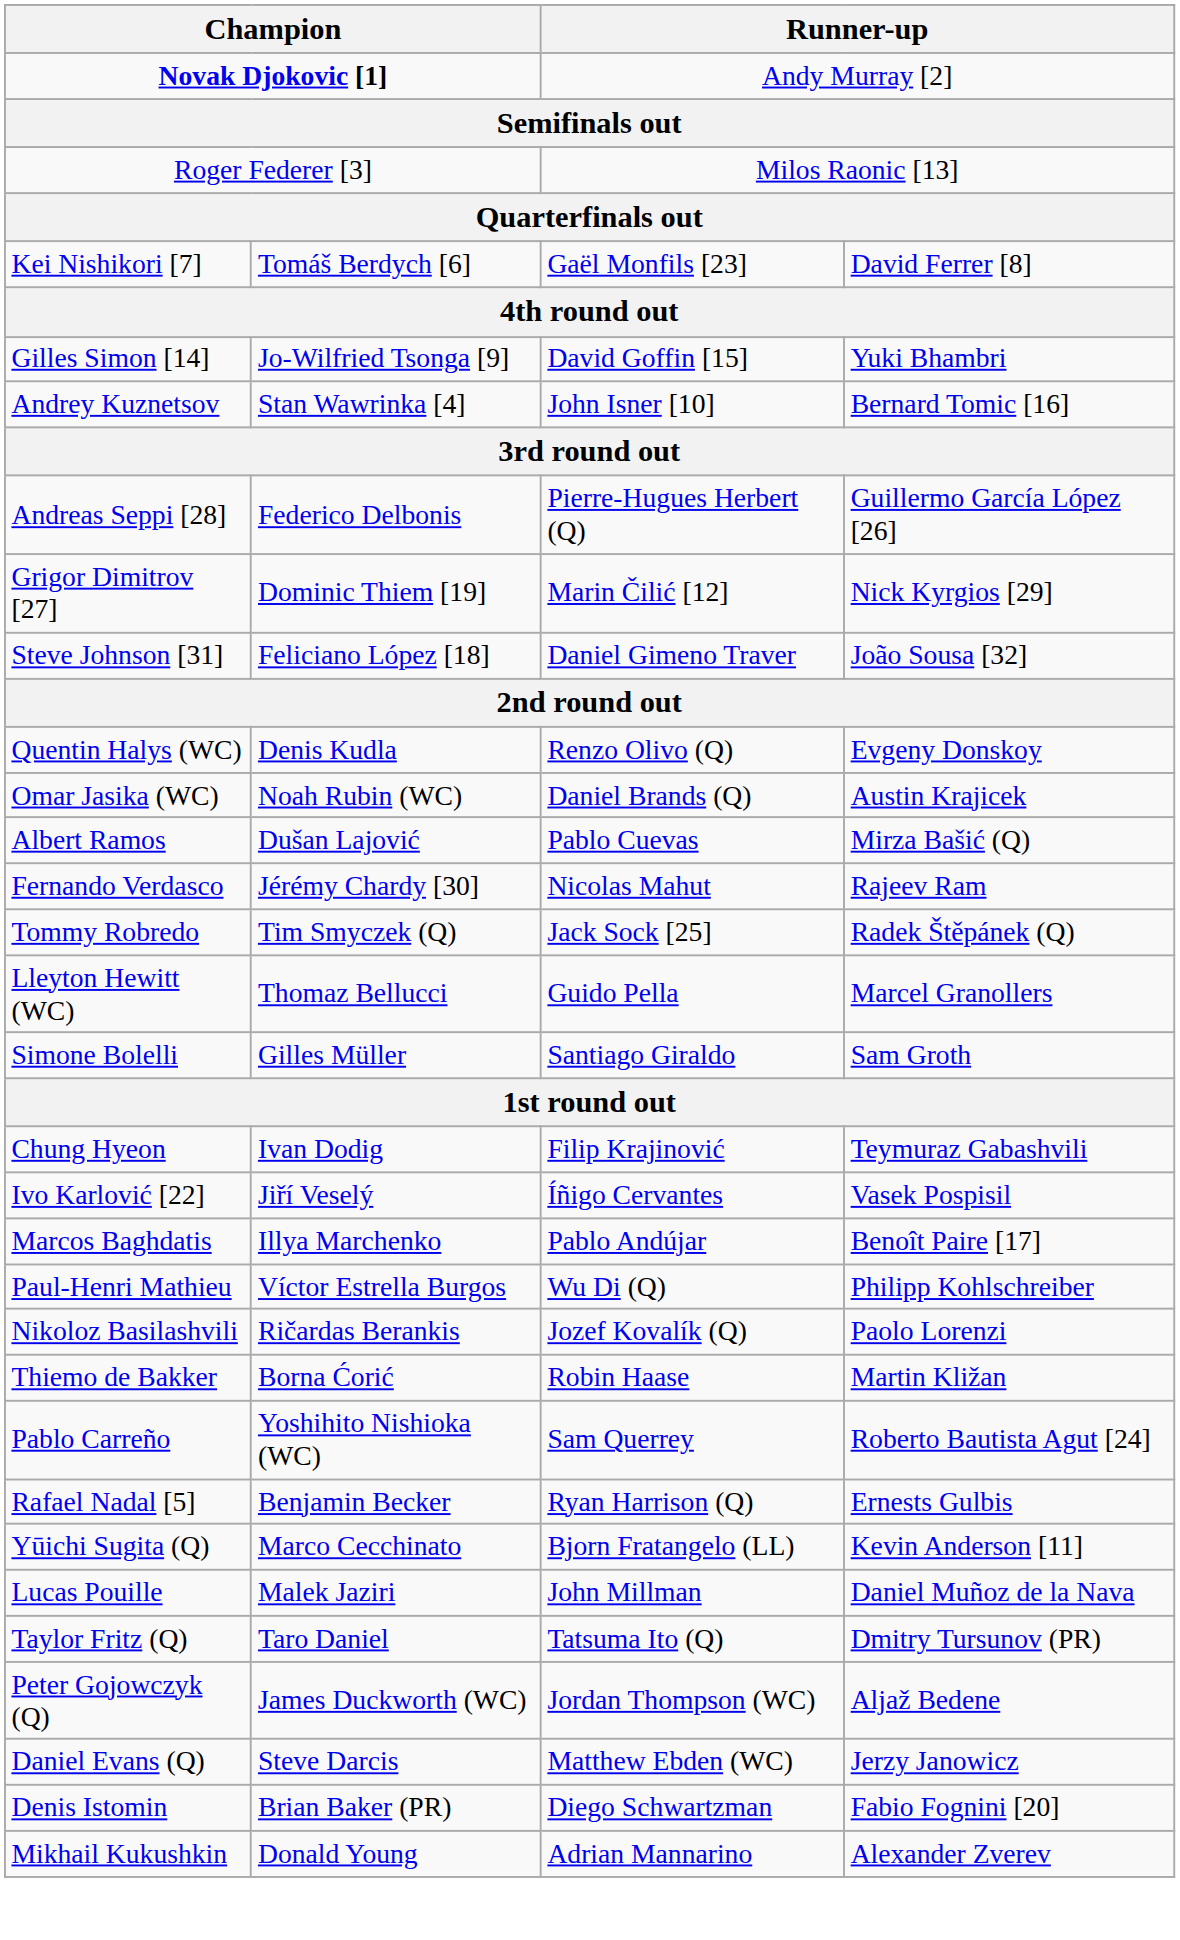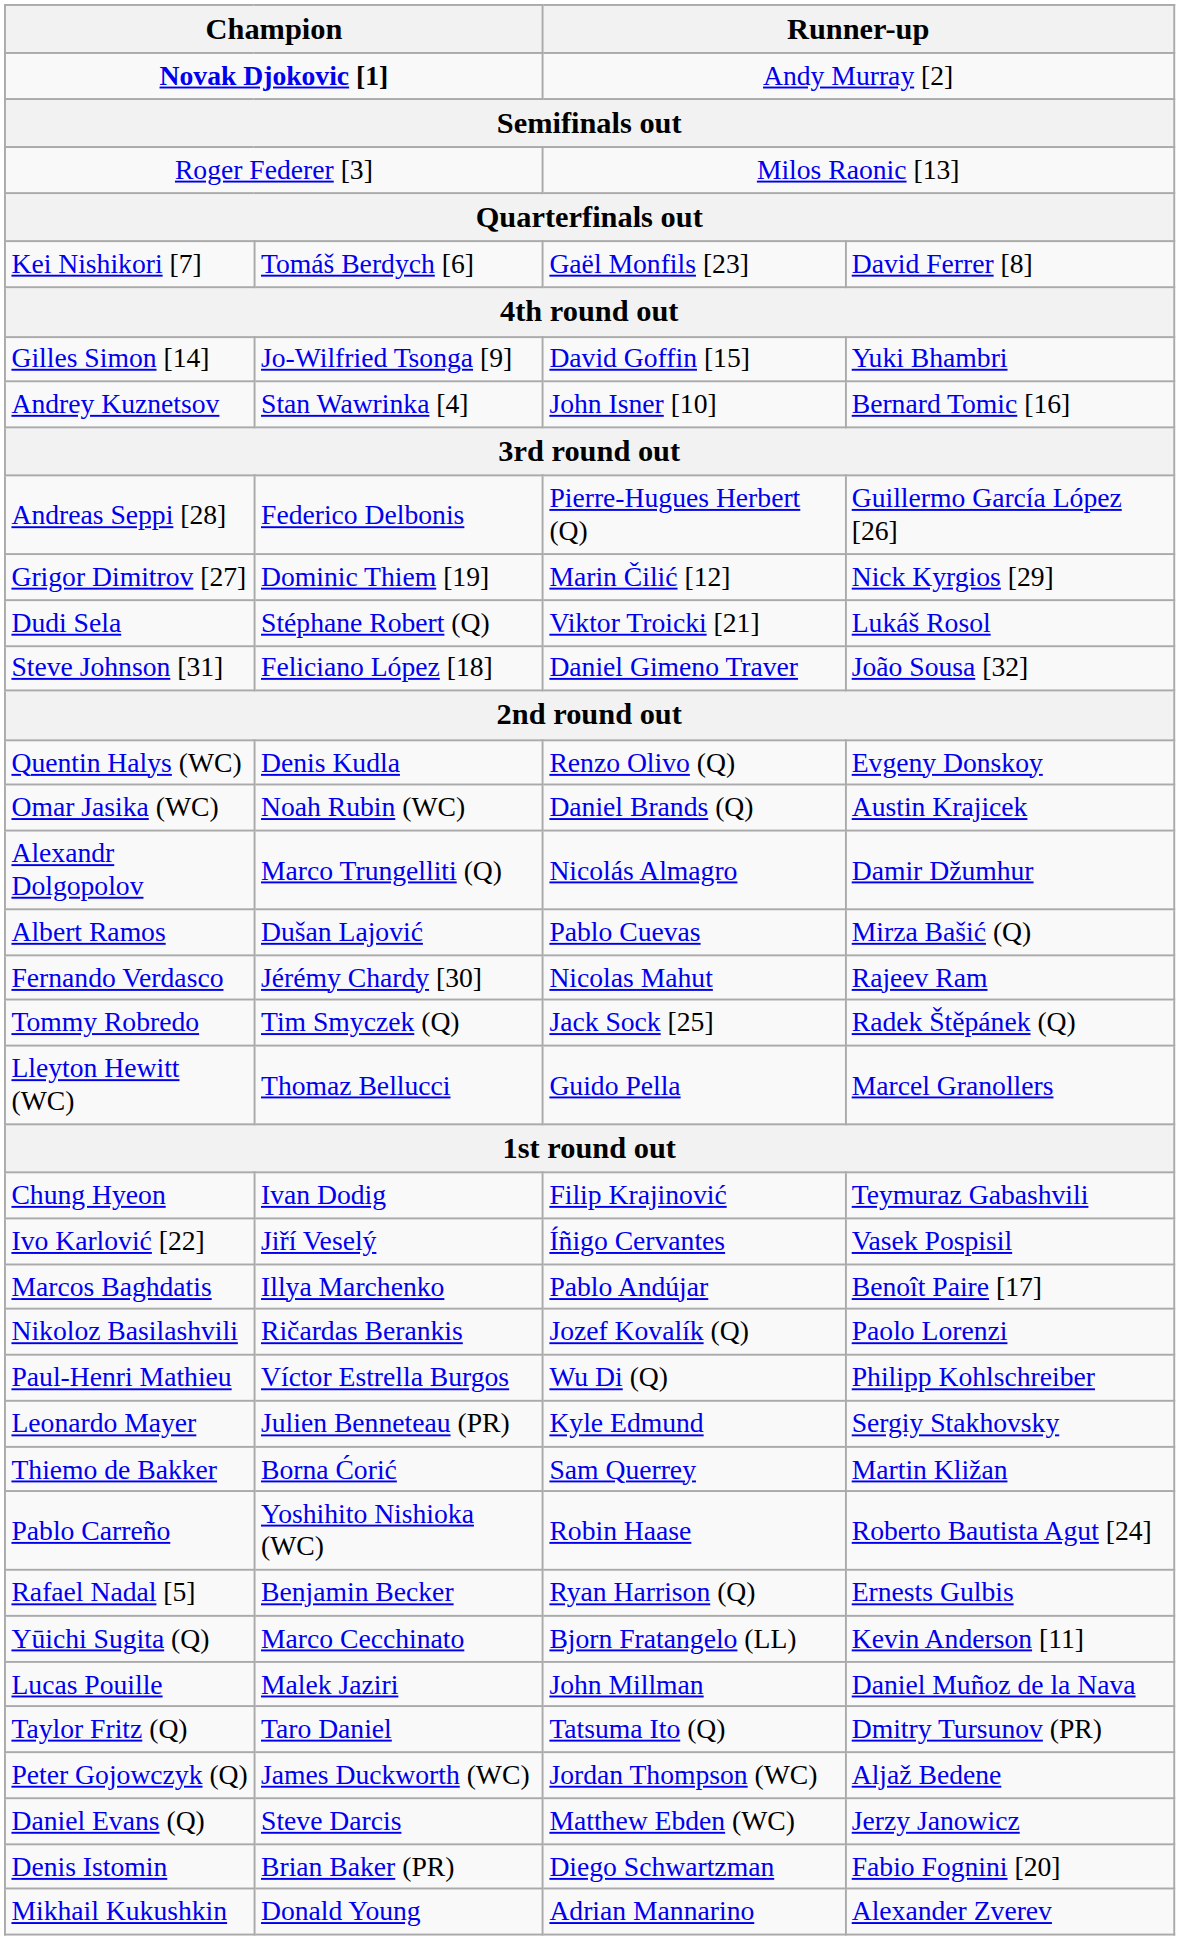+ row: (66, 622)
+ row: (77, 869)
- row: (95, 1055)
rows swapped: (122, 1286) <-> (125, 1332)
+ row: (104, 1423)
(618, 1377) Robin Haase -> (623, 1469) Sam Querrey
(621, 1439) Sam Querrey -> (620, 1530) Robin Haase
